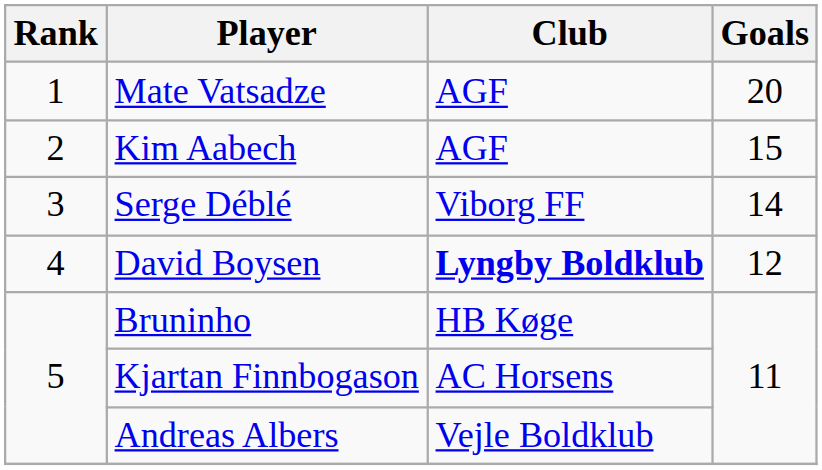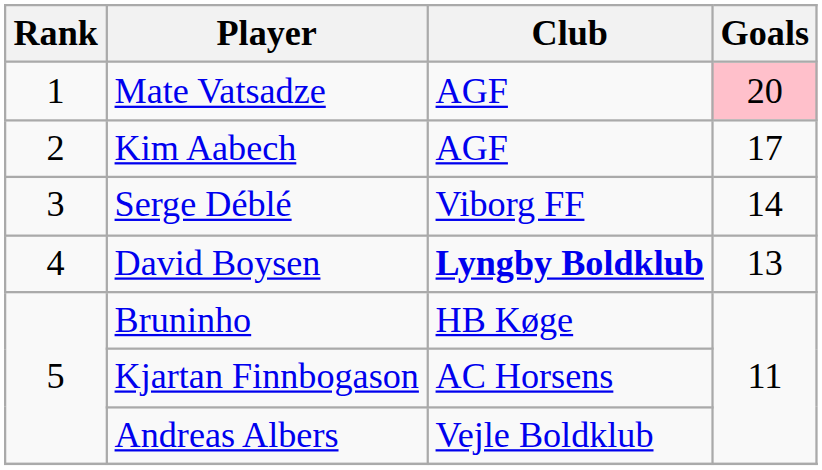(765, 90) no background -> (765, 90) pink background
(765, 147) 15 -> (765, 147) 17
(765, 262) 12 -> (765, 262) 13
